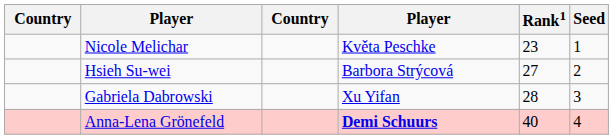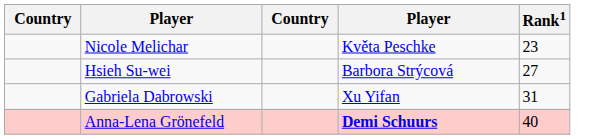- column: (589, 19)
(530, 96) 28 -> (530, 96) 31
